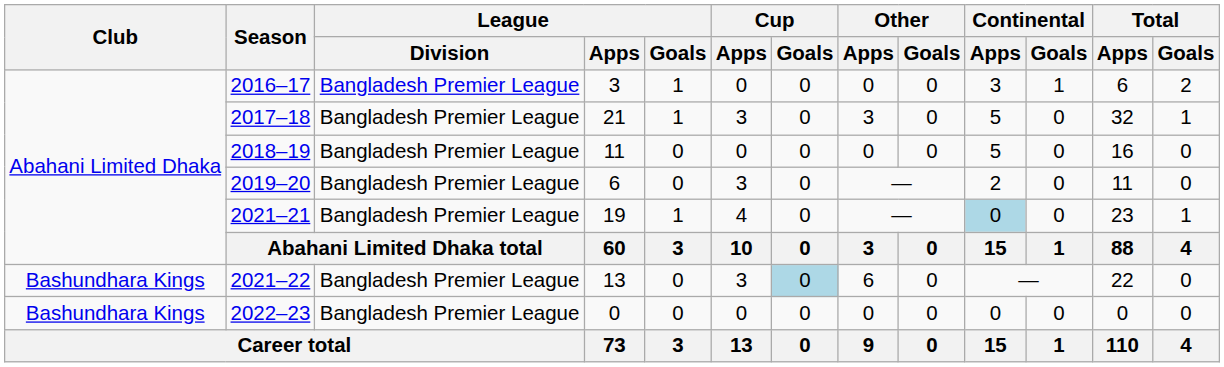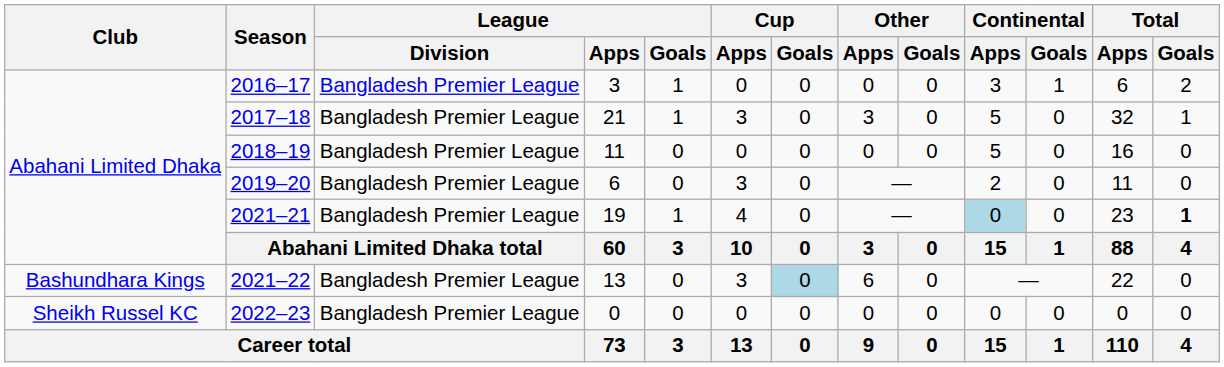(1186, 215) normal -> (1186, 215) bold
(115, 313) Bashundhara Kings -> (115, 313) Sheikh Russel KC
